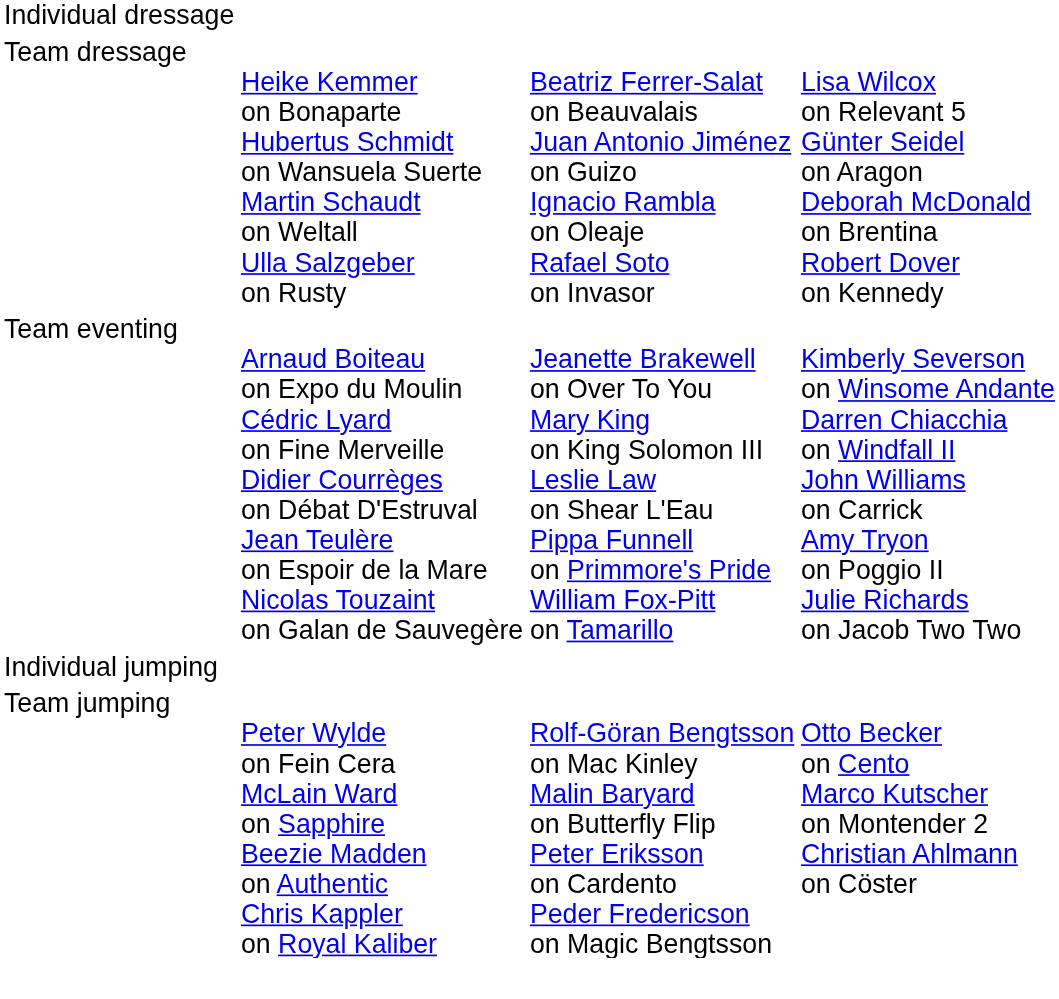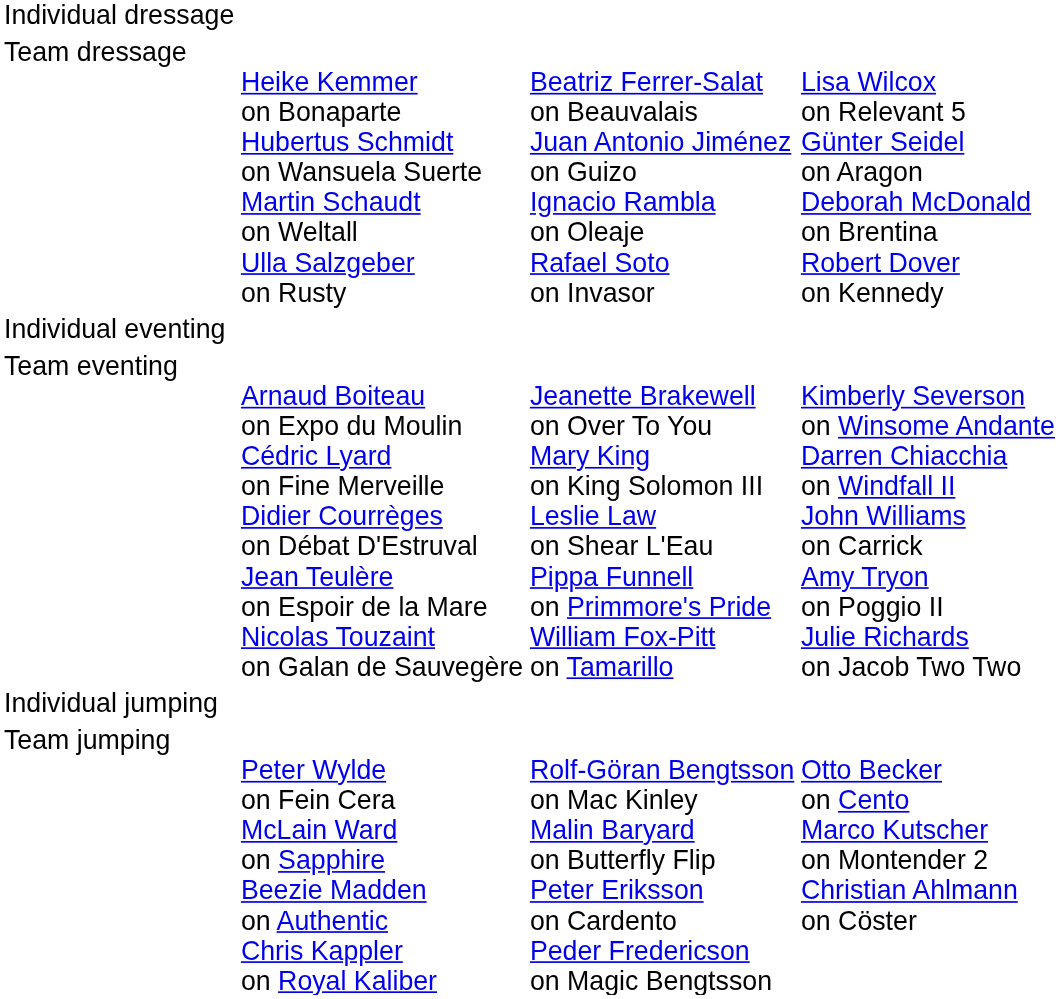+ row: (115, 329)
